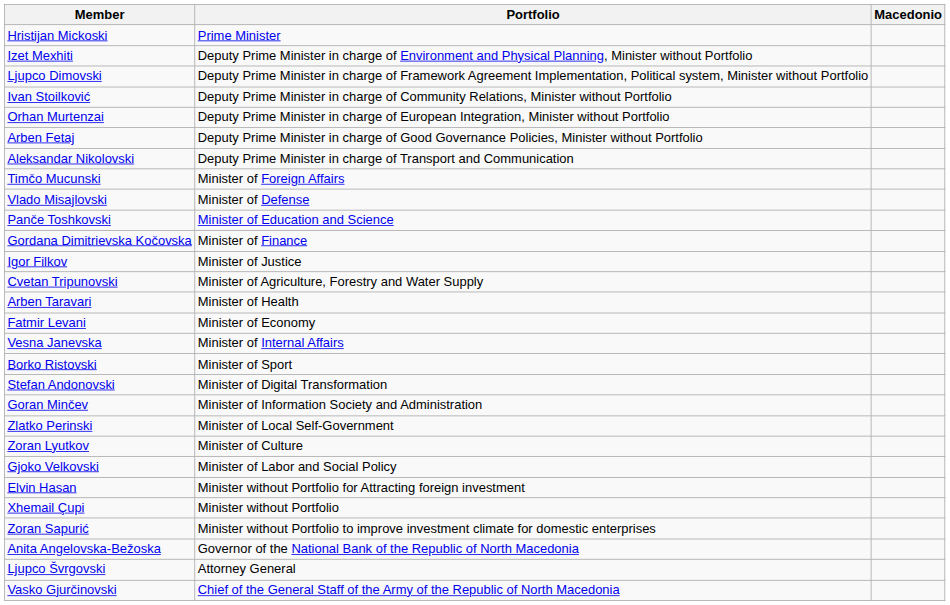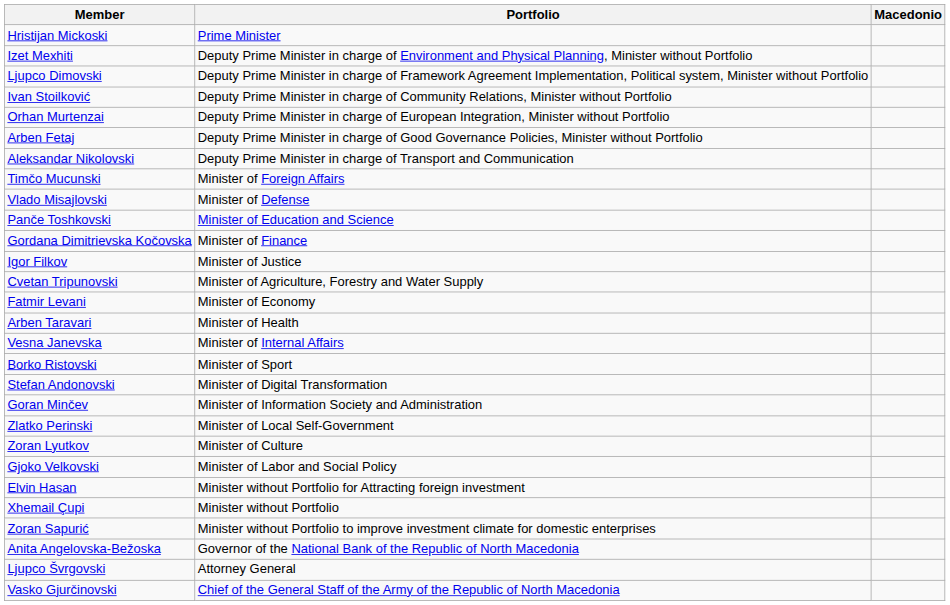rows swapped: (47, 323) <-> (49, 302)
